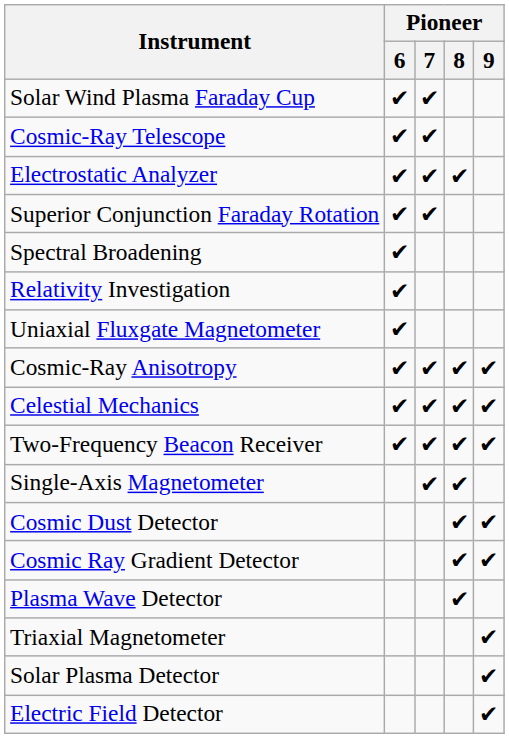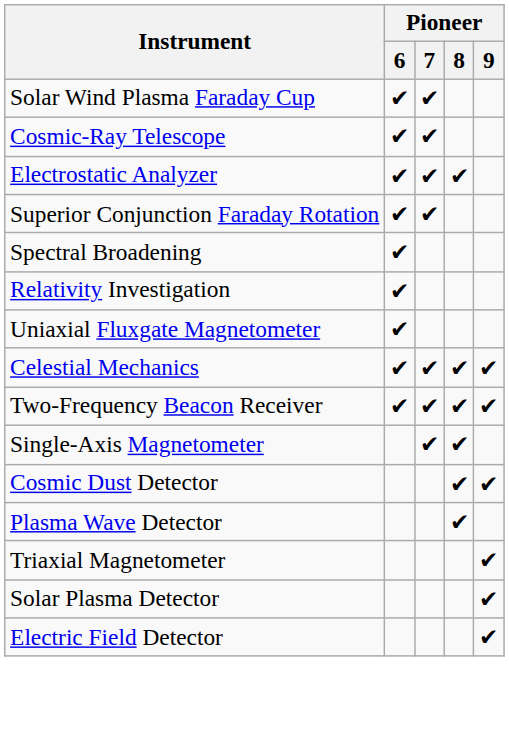- row: (123, 367)
- row: (154, 559)
